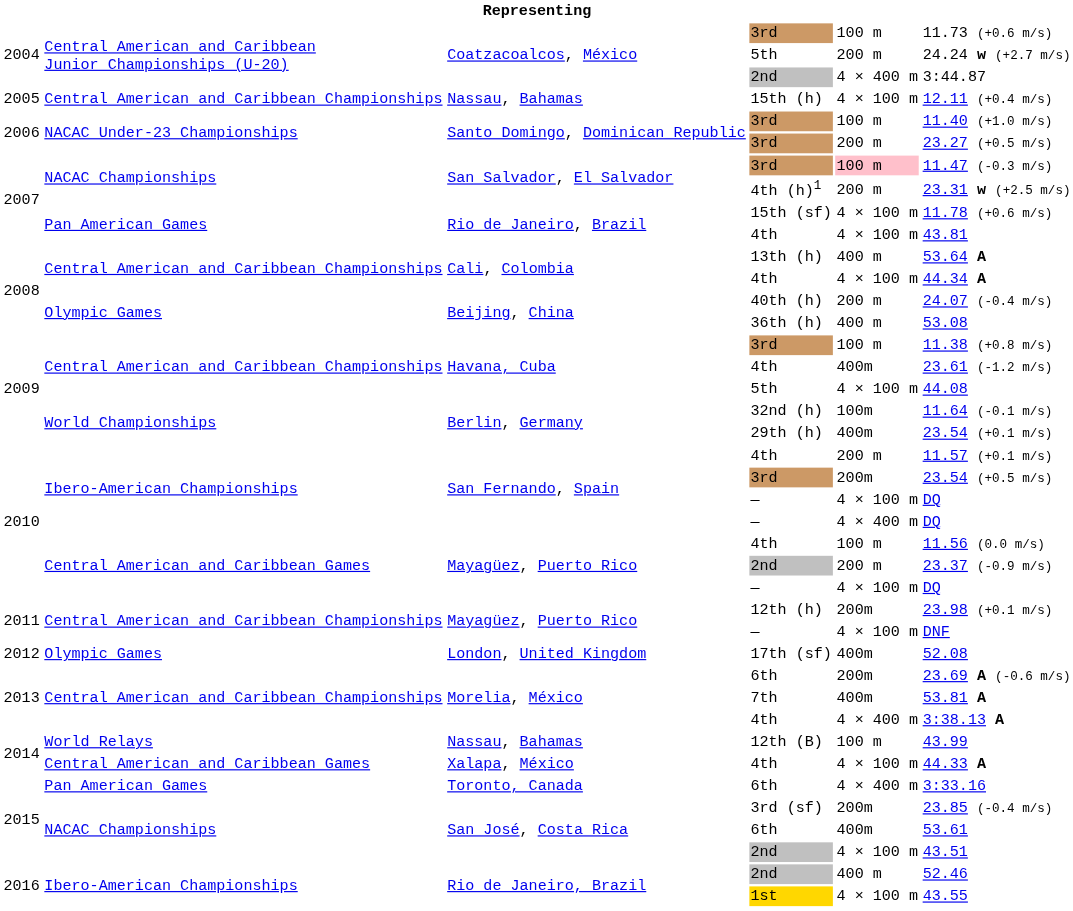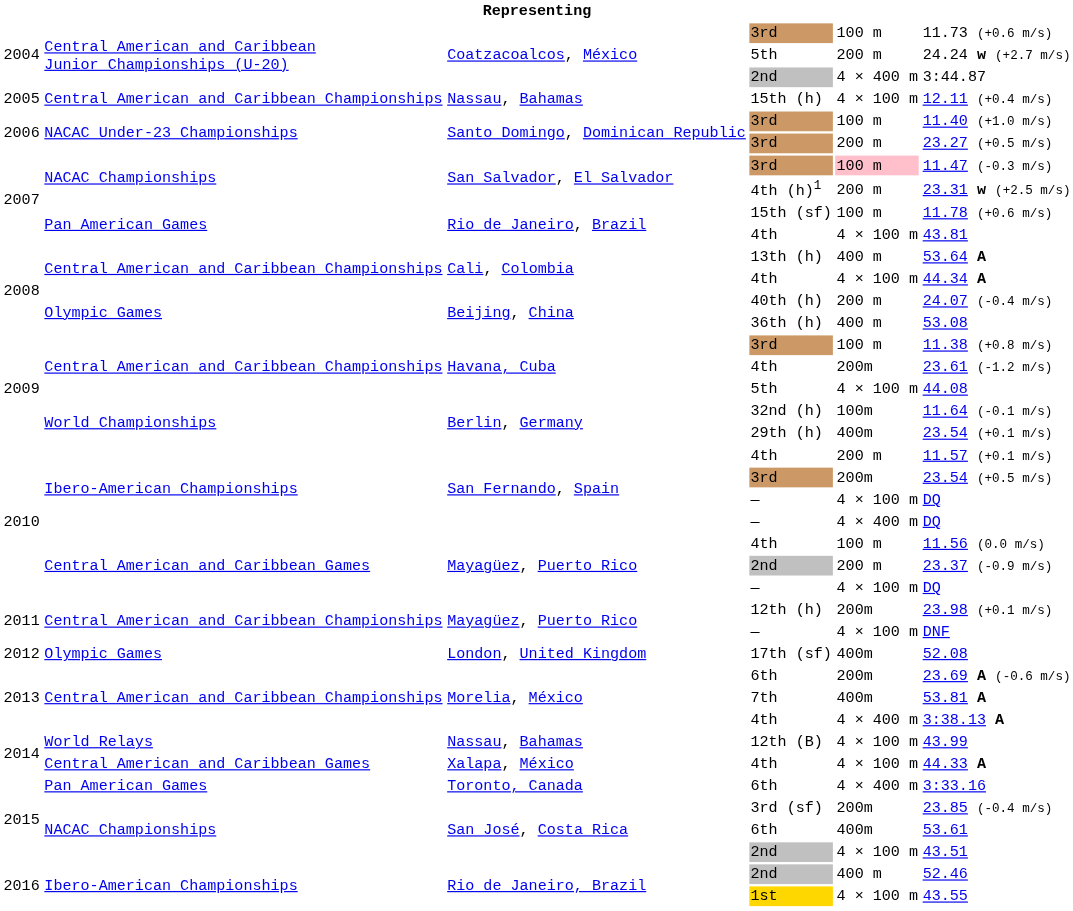(877, 213) 4 × 100 m -> (859, 213) 100 m
(855, 368) 400m -> (855, 368) 200m
(859, 742) 100 m -> (877, 742) 4 × 100 m
